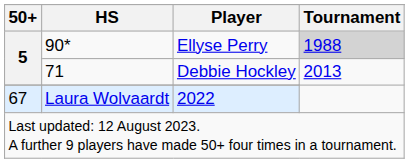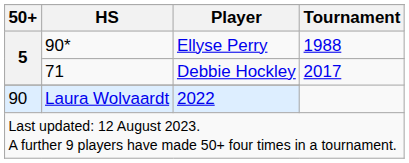(322, 44) lightgrey background -> (322, 44) no background
(322, 71) 2013 -> (322, 71) 2017
(18, 98) 67 -> (18, 98) 90
